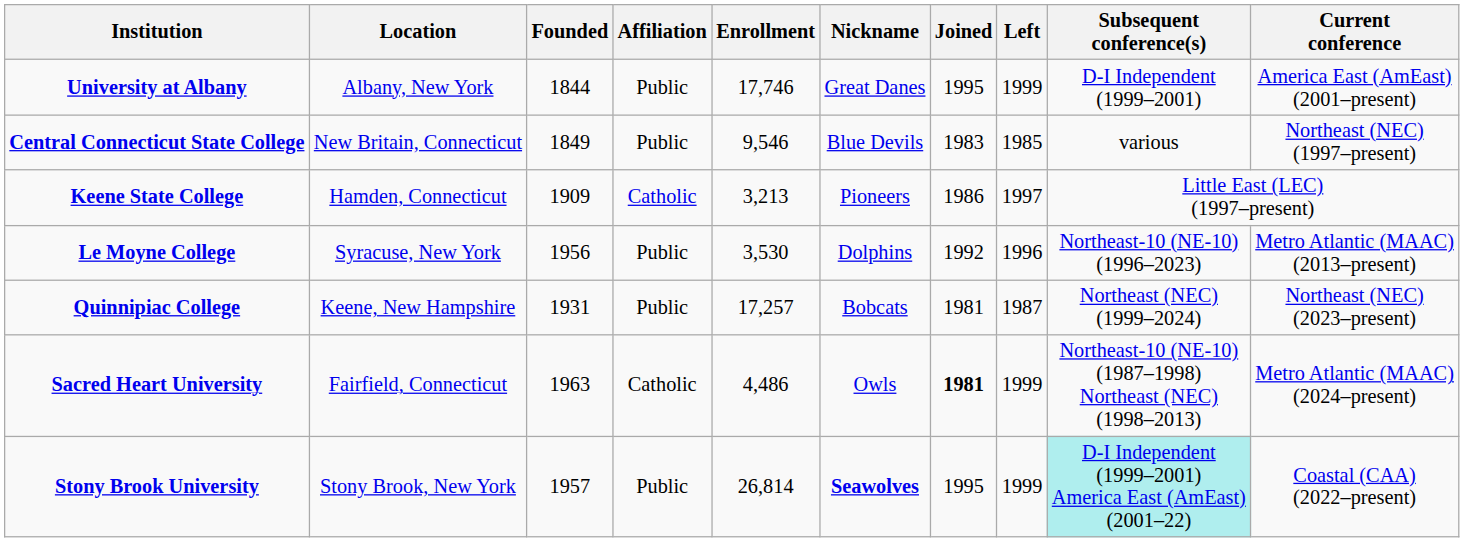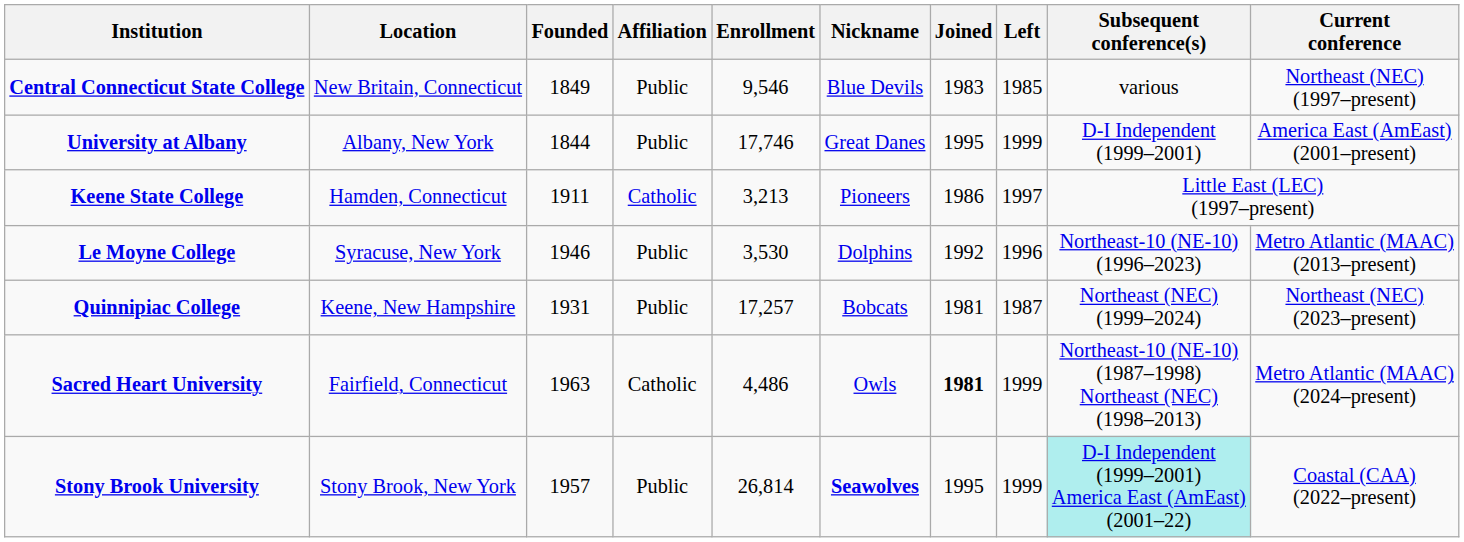rows swapped: (157, 87) <-> (157, 142)
(570, 197) 1909 -> (570, 197) 1911
(570, 252) 1956 -> (570, 252) 1946
